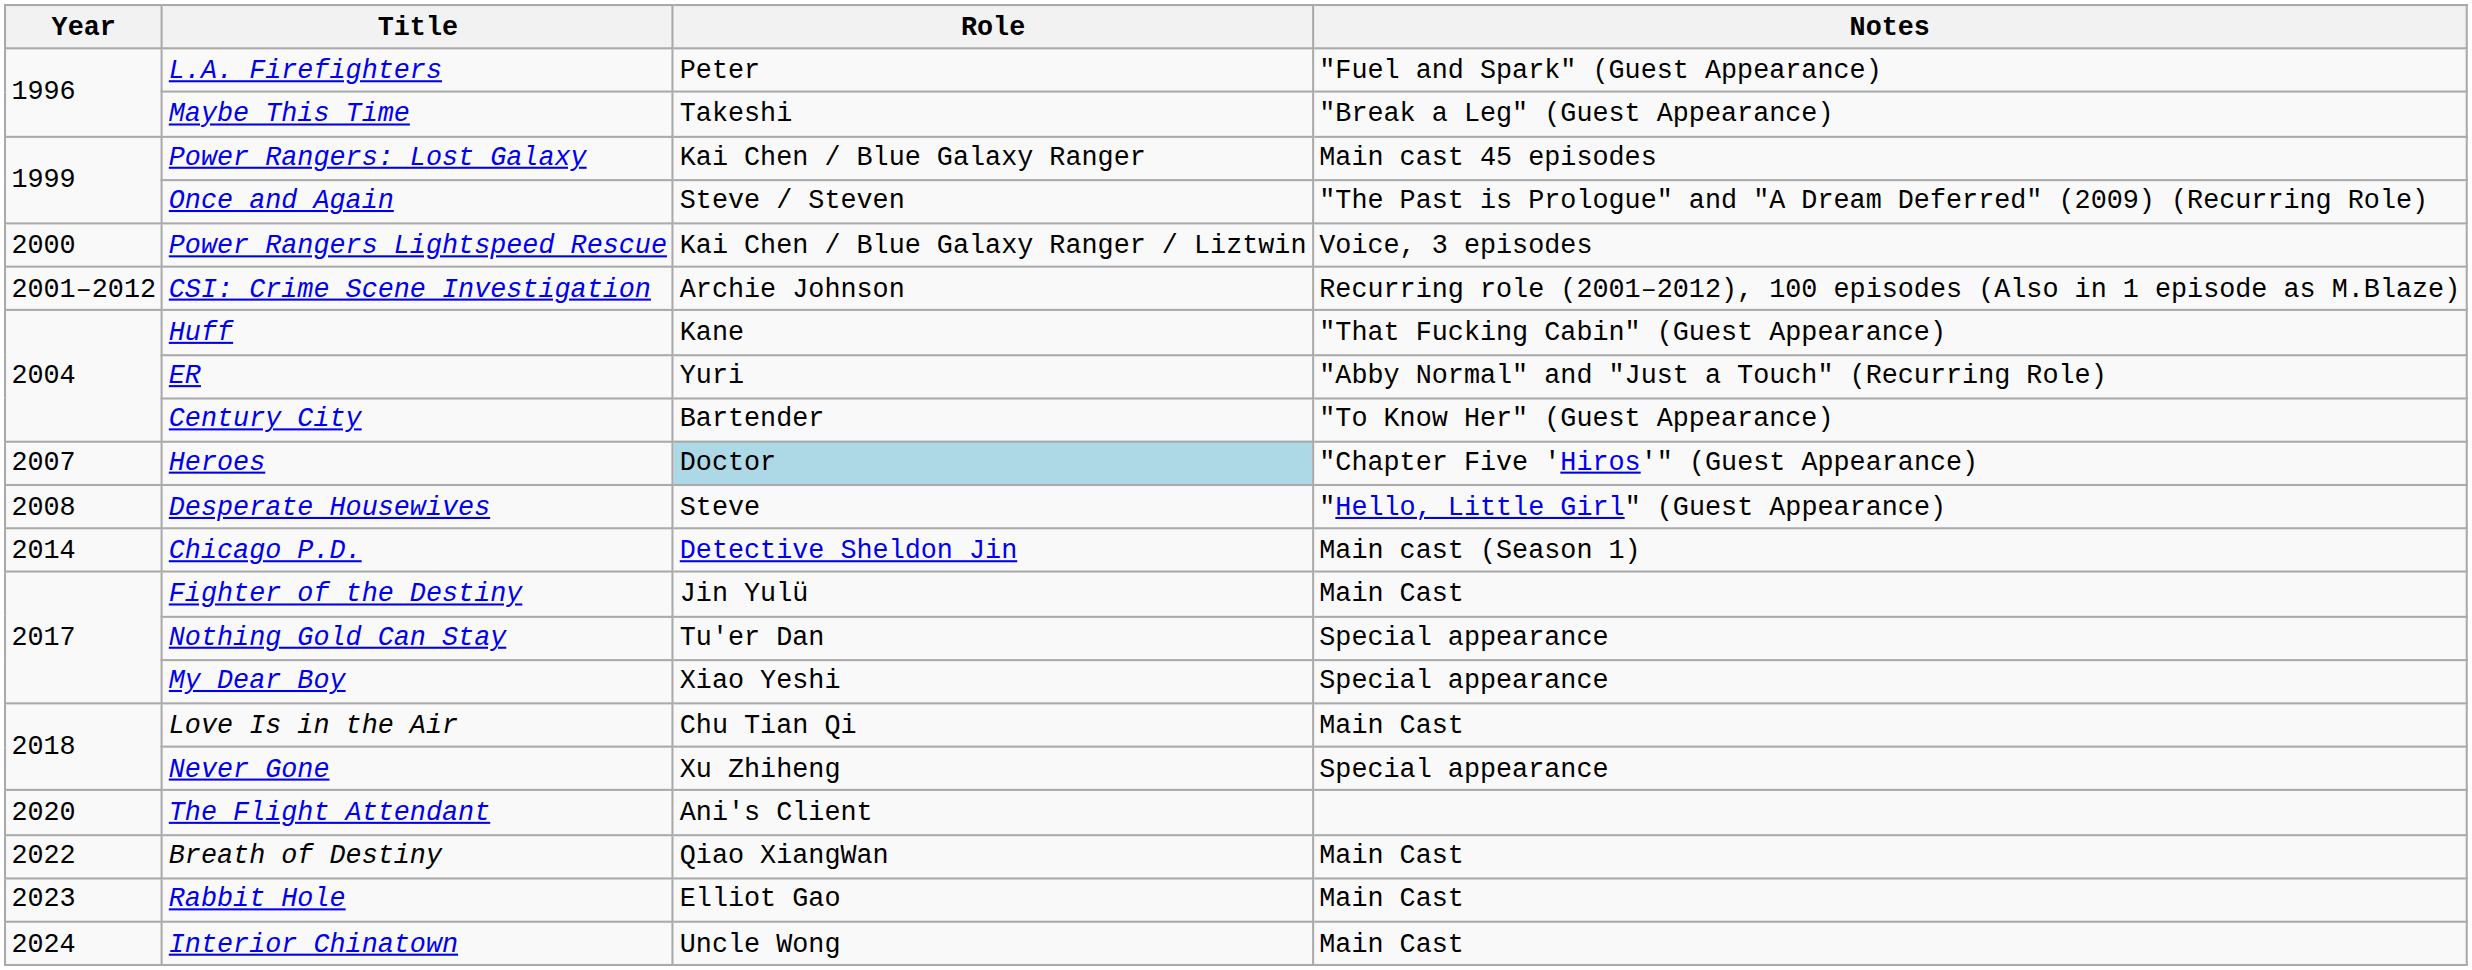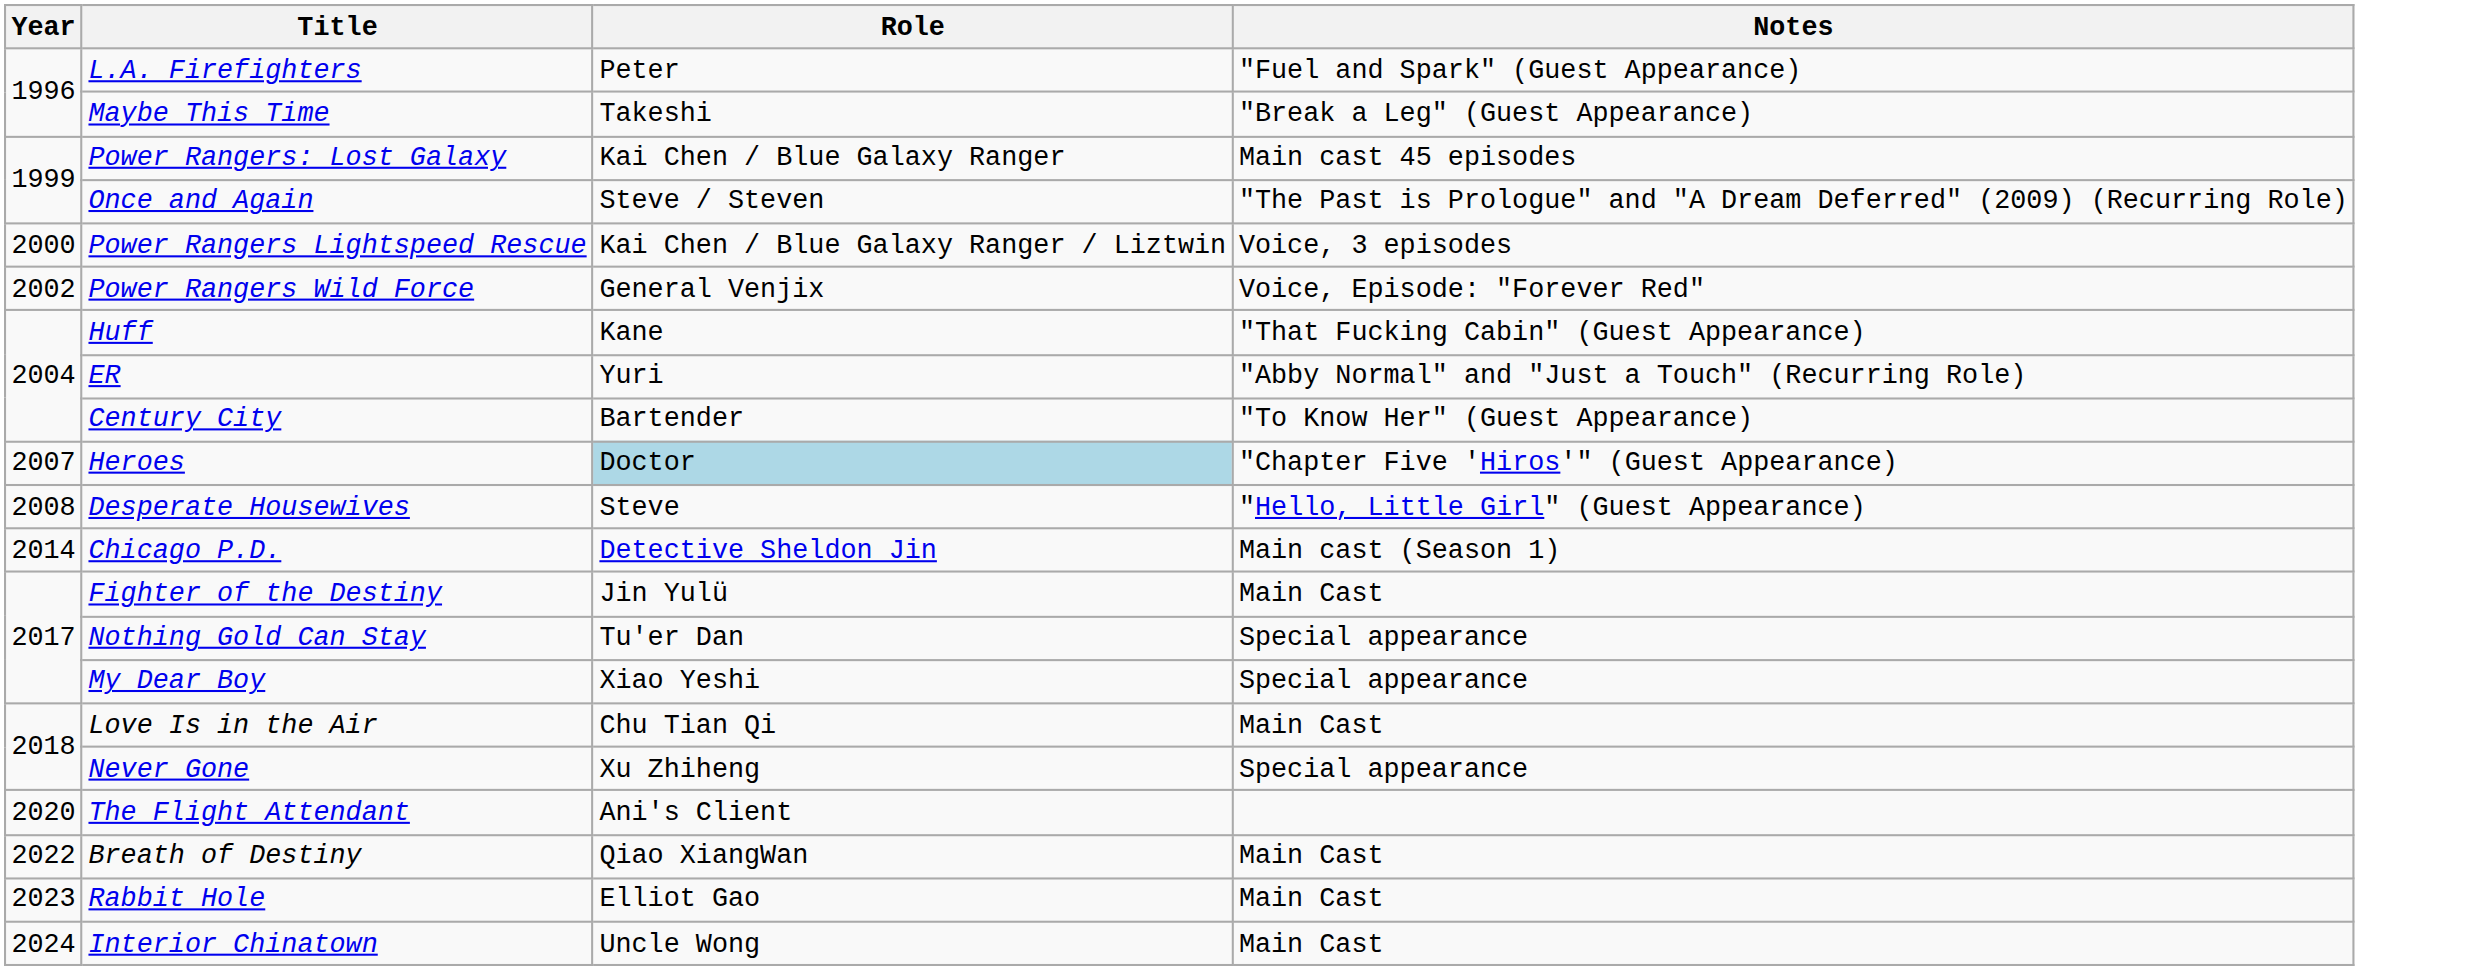- row: (410, 289)
+ row: (281, 289)
